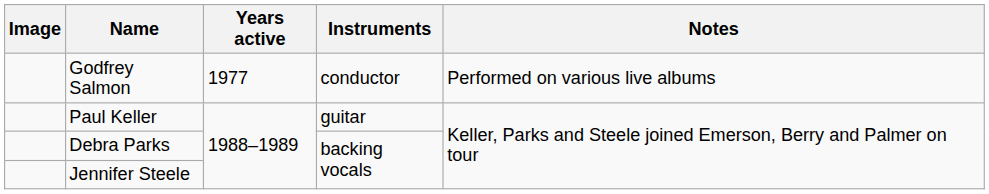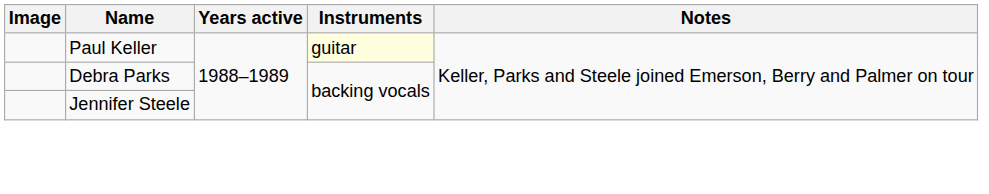- row: (101, 78)
(343, 116) no background -> (334, 47) lightyellow background
